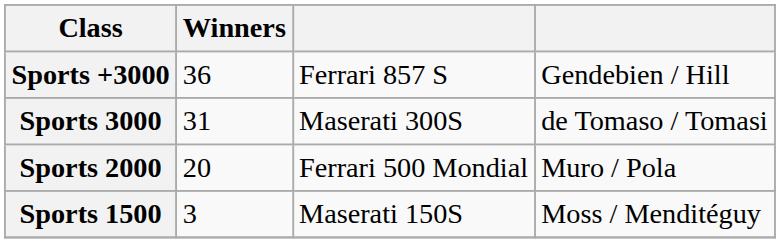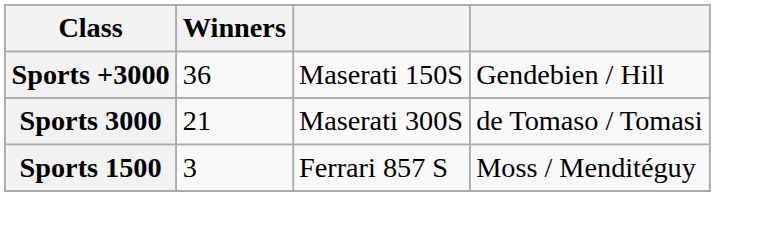(374, 74) Ferrari 857 S -> (381, 74) Maserati 150S
(197, 121) 31 -> (197, 121) 21
- row: (91, 167)
(381, 214) Maserati 150S -> (374, 167) Ferrari 857 S
